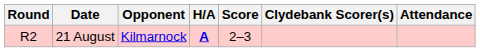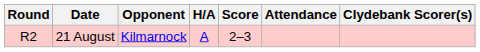columns swapped: (329, 15) <-> (436, 15)
(204, 36) bold -> (204, 36) normal
